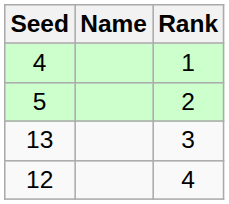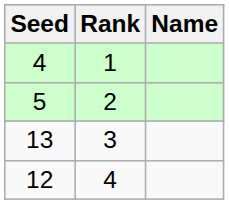columns swapped: (114, 23) <-> (188, 23)
